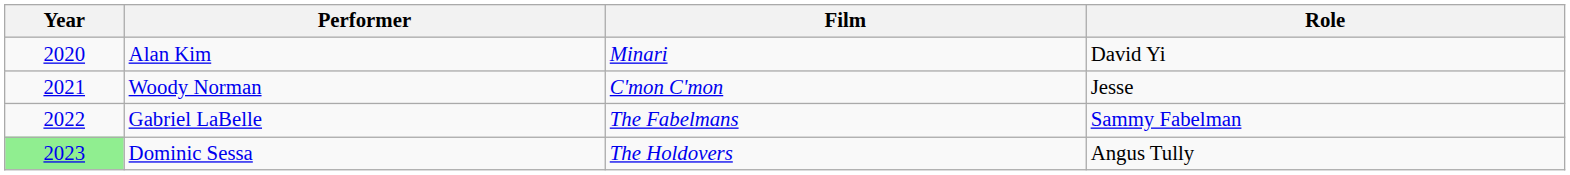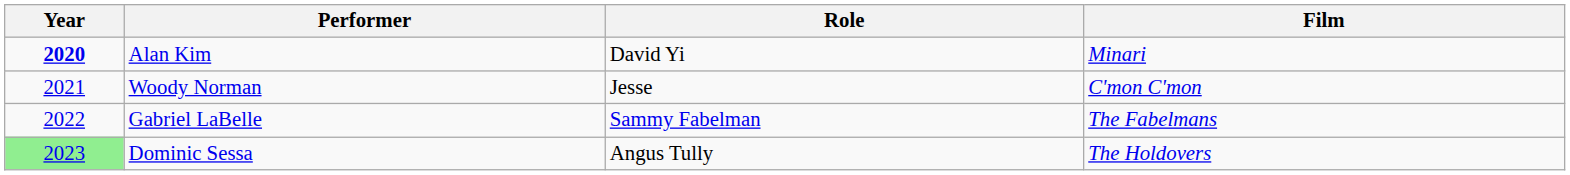columns swapped: (845, 20) <-> (1325, 20)
(64, 53) normal -> (64, 53) bold
